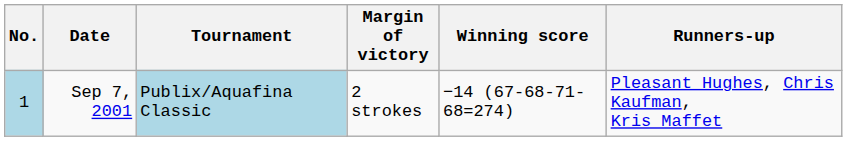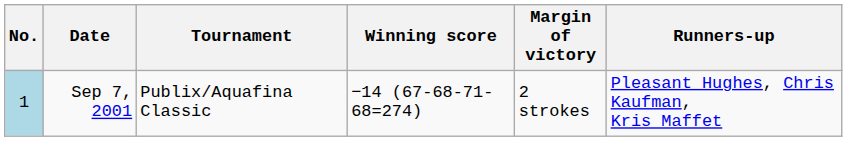columns swapped: (523, 38) <-> (393, 38)
(216, 104) lightblue background -> (216, 104) no background
